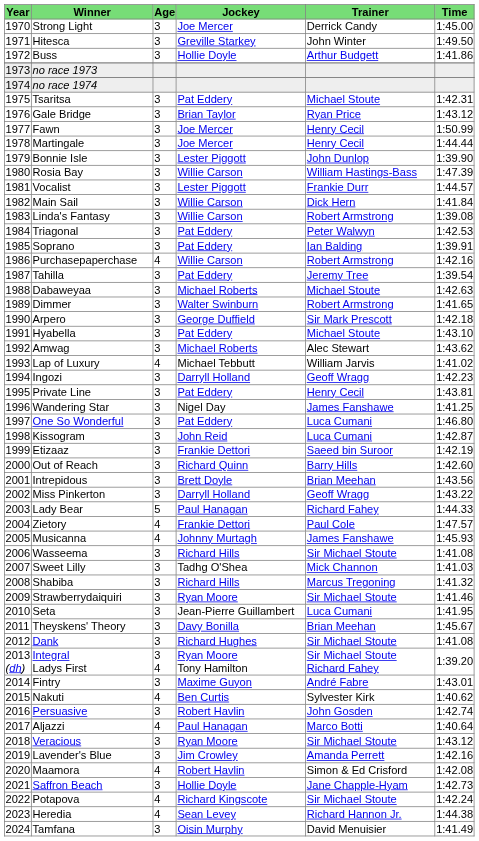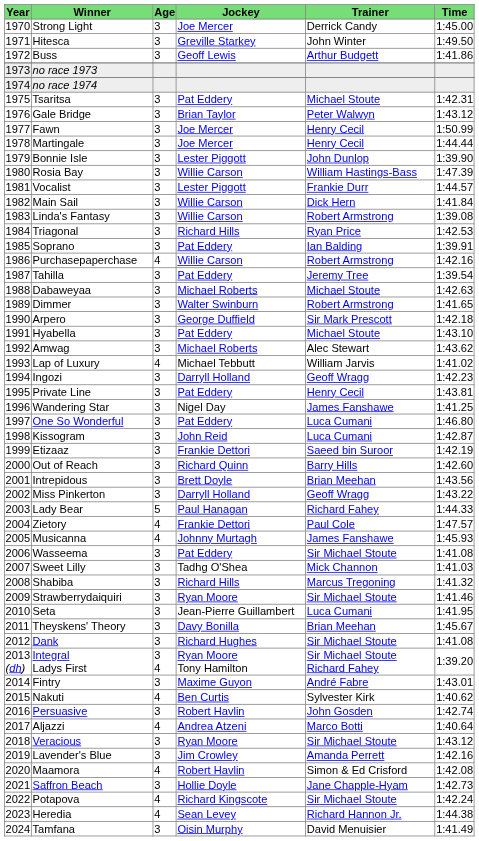(207, 56) Hollie Doyle -> (207, 56) Geoff Lewis
(334, 114) Ryan Price -> (341, 114) Peter Walwyn
(205, 231) Pat Eddery -> (209, 231) Richard Hills
(341, 231) Peter Walwyn -> (334, 231) Ryan Price
(209, 553) Richard Hills -> (205, 553) Pat Eddery
(213, 726) Paul Hanagan -> (212, 726) Andrea Atzeni
